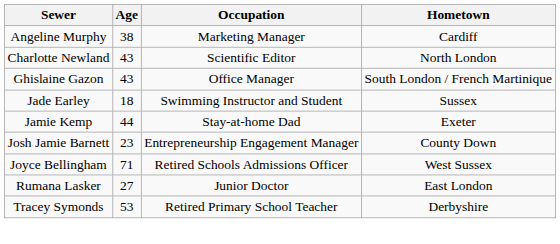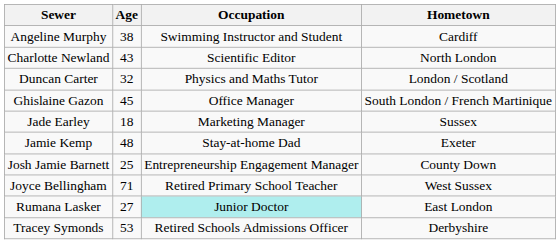(251, 36) Marketing Manager -> (251, 36) Swimming Instructor and Student
+ row: (58, 79)
(127, 79) 43 -> (127, 100) 45
(251, 100) Swimming Instructor and Student -> (251, 121) Marketing Manager
(127, 121) 44 -> (127, 143) 48
(127, 143) 23 -> (127, 164) 25
(251, 164) Retired Schools Admissions Officer -> (251, 185) Retired Primary School Teacher
(251, 185) no background -> (251, 206) paleturquoise background
(251, 206) Retired Primary School Teacher -> (251, 228) Retired Schools Admissions Officer
